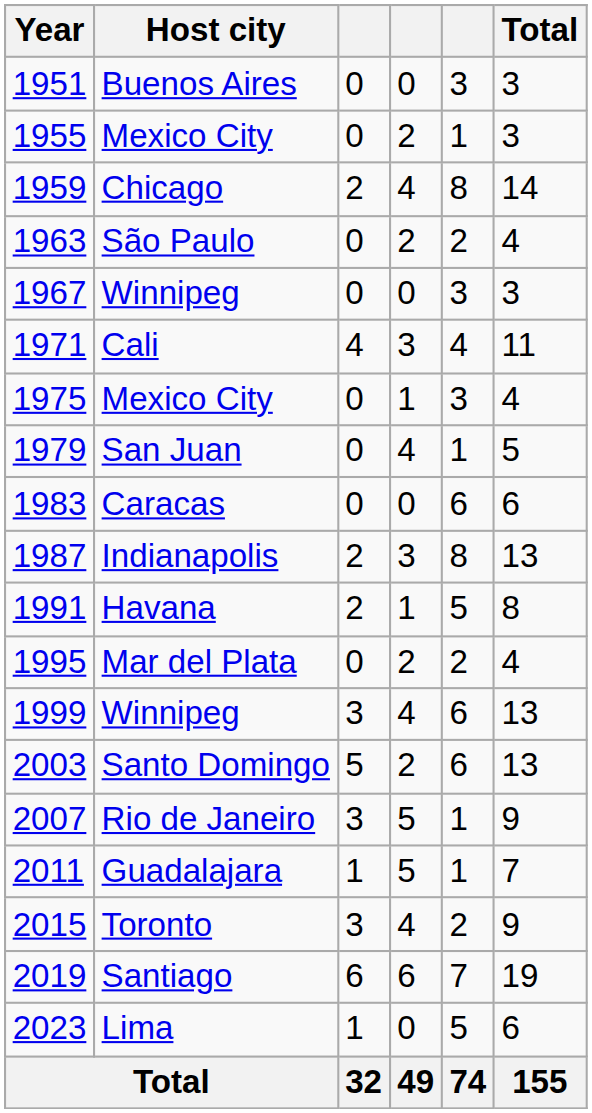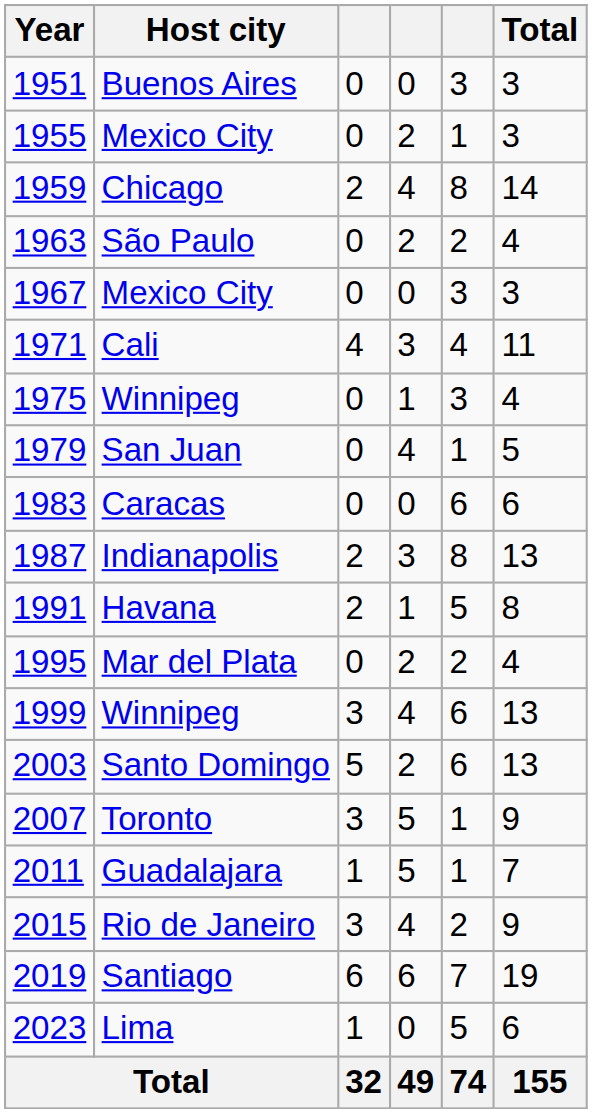(171, 293) Winnipeg -> (187, 293) Mexico City
(187, 398) Mexico City -> (171, 398) Winnipeg
(208, 818) Rio de Janeiro -> (157, 818) Toronto
(157, 923) Toronto -> (208, 923) Rio de Janeiro
